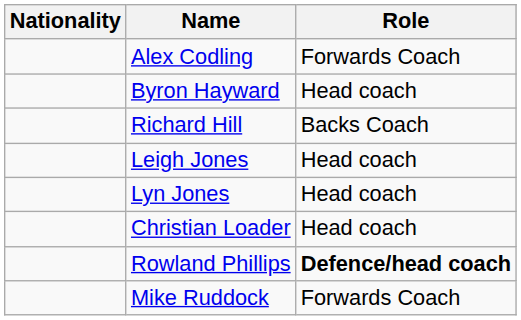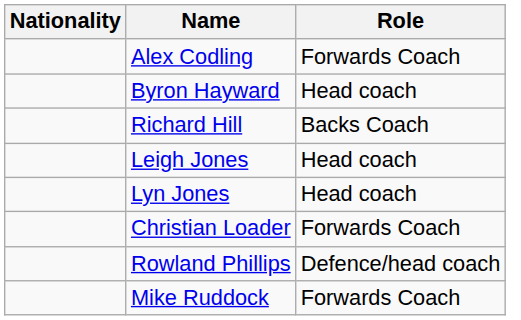(359, 228) Head coach -> (380, 228) Forwards Coach
(406, 263) bold -> (400, 263) normal
